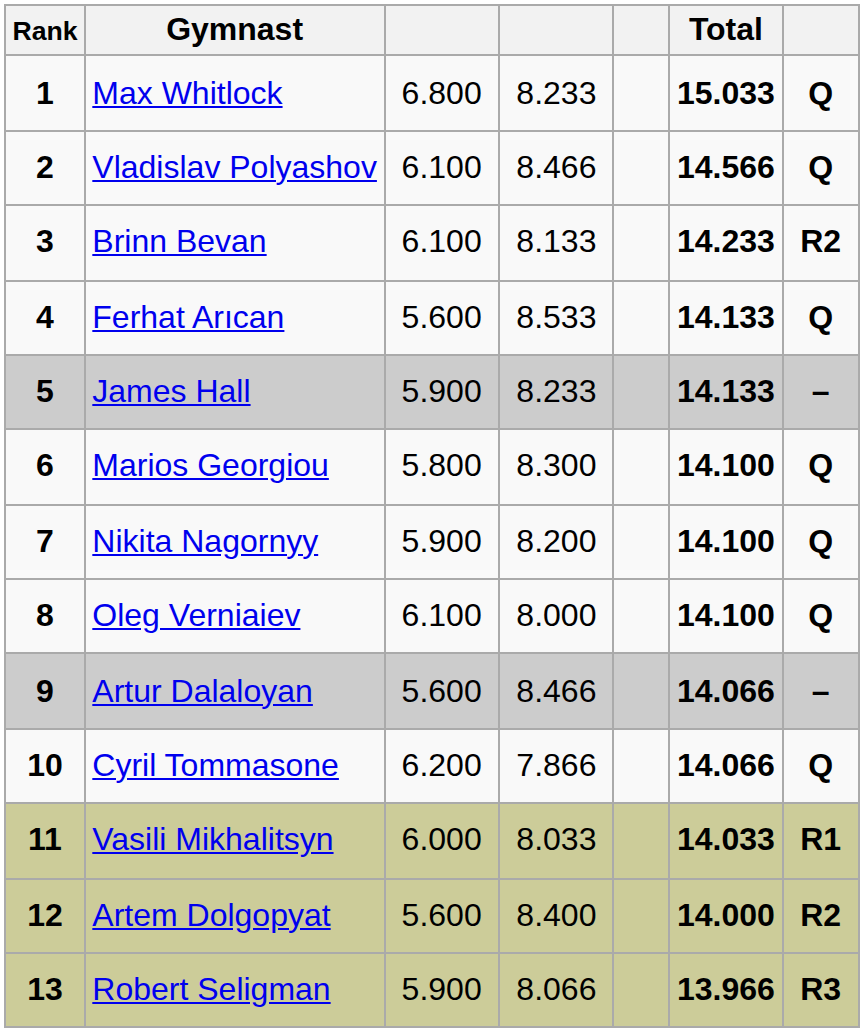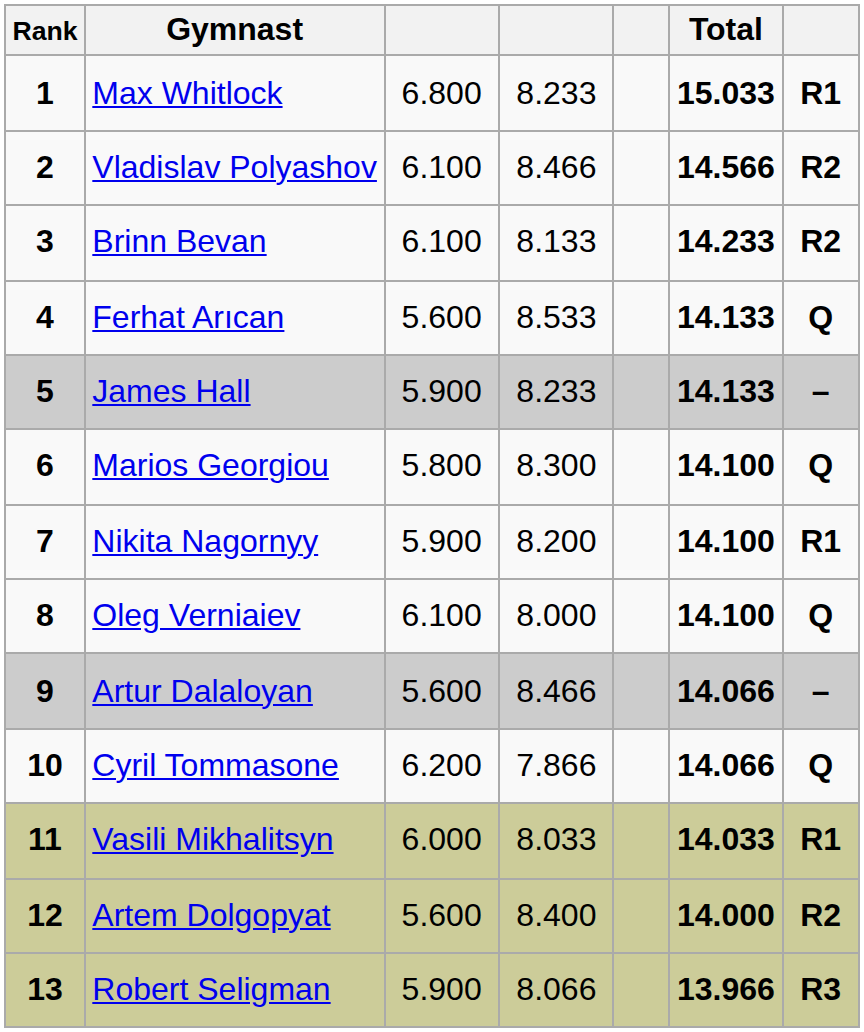(821, 92) Q -> (821, 92) R1
(821, 167) Q -> (821, 167) R2
(821, 541) Q -> (821, 541) R1
